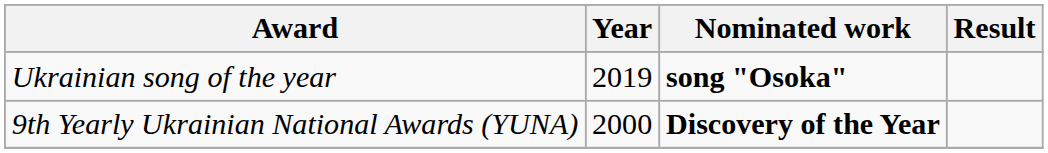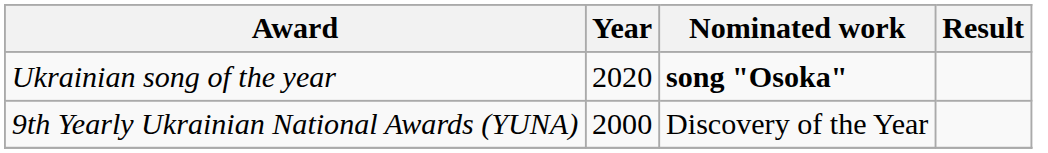(622, 76) 2019 -> (622, 76) 2020
(803, 123) bold -> (797, 123) normal
